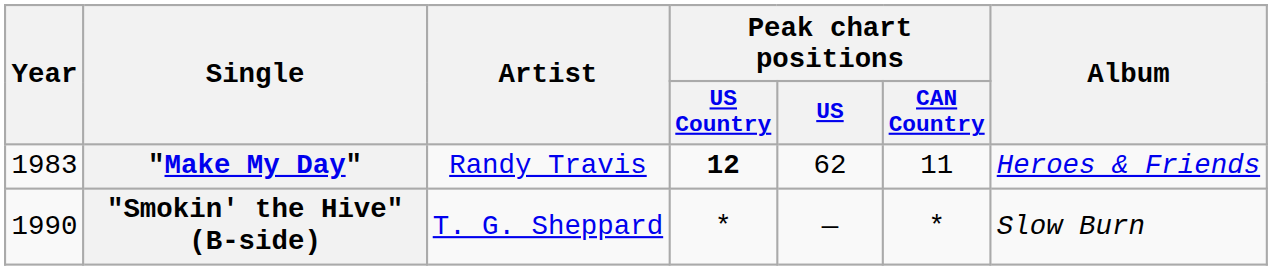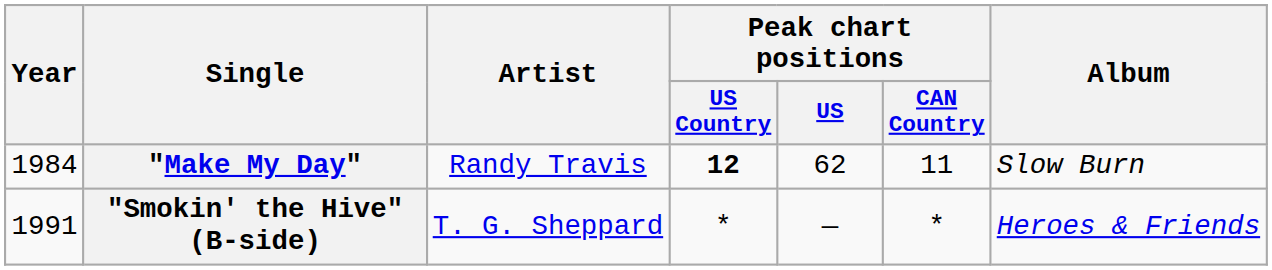(45, 166) 1983 -> (45, 166) 1984
(1128, 166) Heroes & Friends -> (1071, 166) Slow Burn
(45, 226) 1990 -> (45, 226) 1991
(1071, 226) Slow Burn -> (1128, 226) Heroes & Friends
